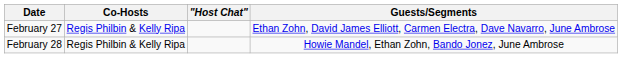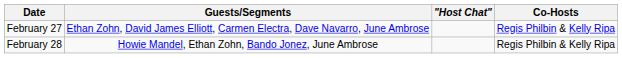columns swapped: (126, 12) <-> (434, 12)
